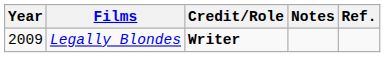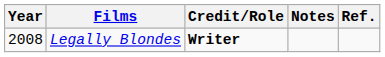(26, 40) 2009 -> (26, 40) 2008
